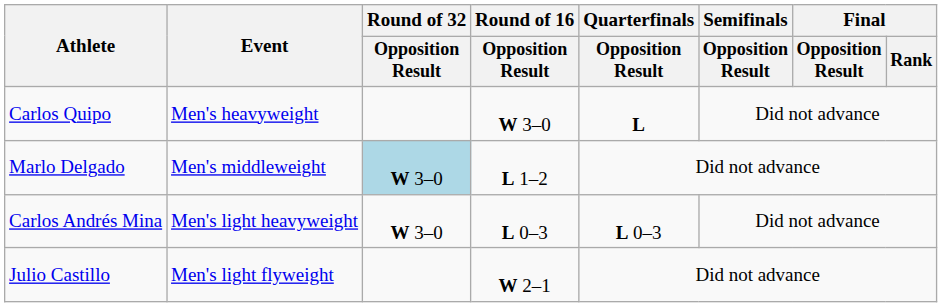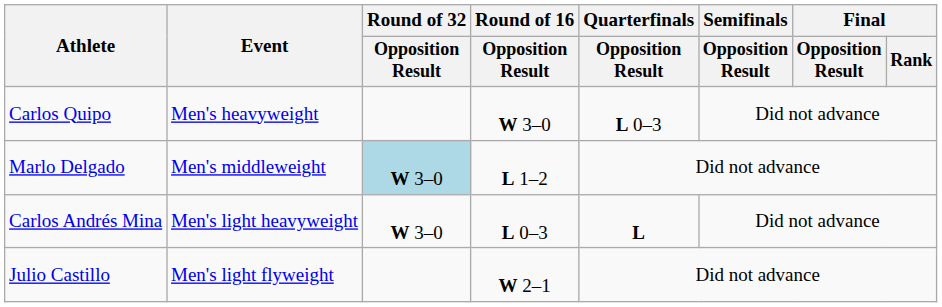(639, 125) L -> (639, 125) L 0–3
(639, 232) L 0–3 -> (639, 232) L
